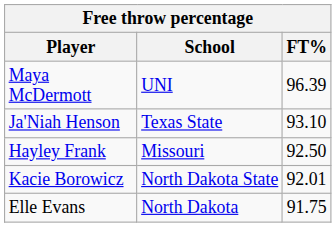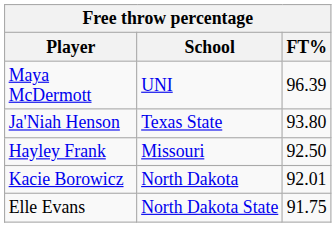(306, 123) 93.10 -> (306, 123) 93.80
(210, 179) North Dakota State -> (190, 179) North Dakota
(190, 207) North Dakota -> (210, 207) North Dakota State
